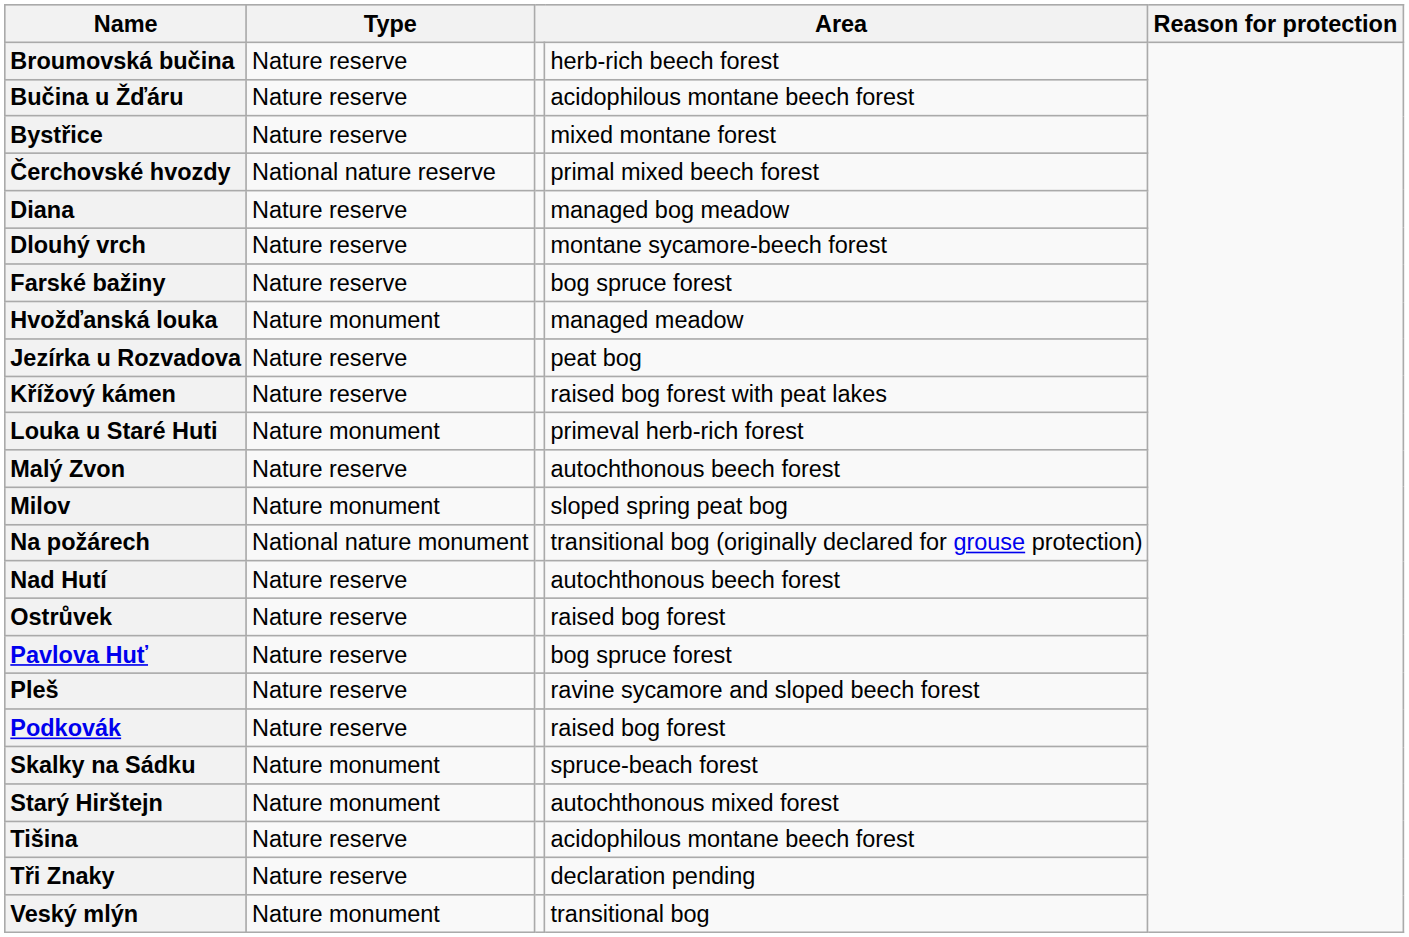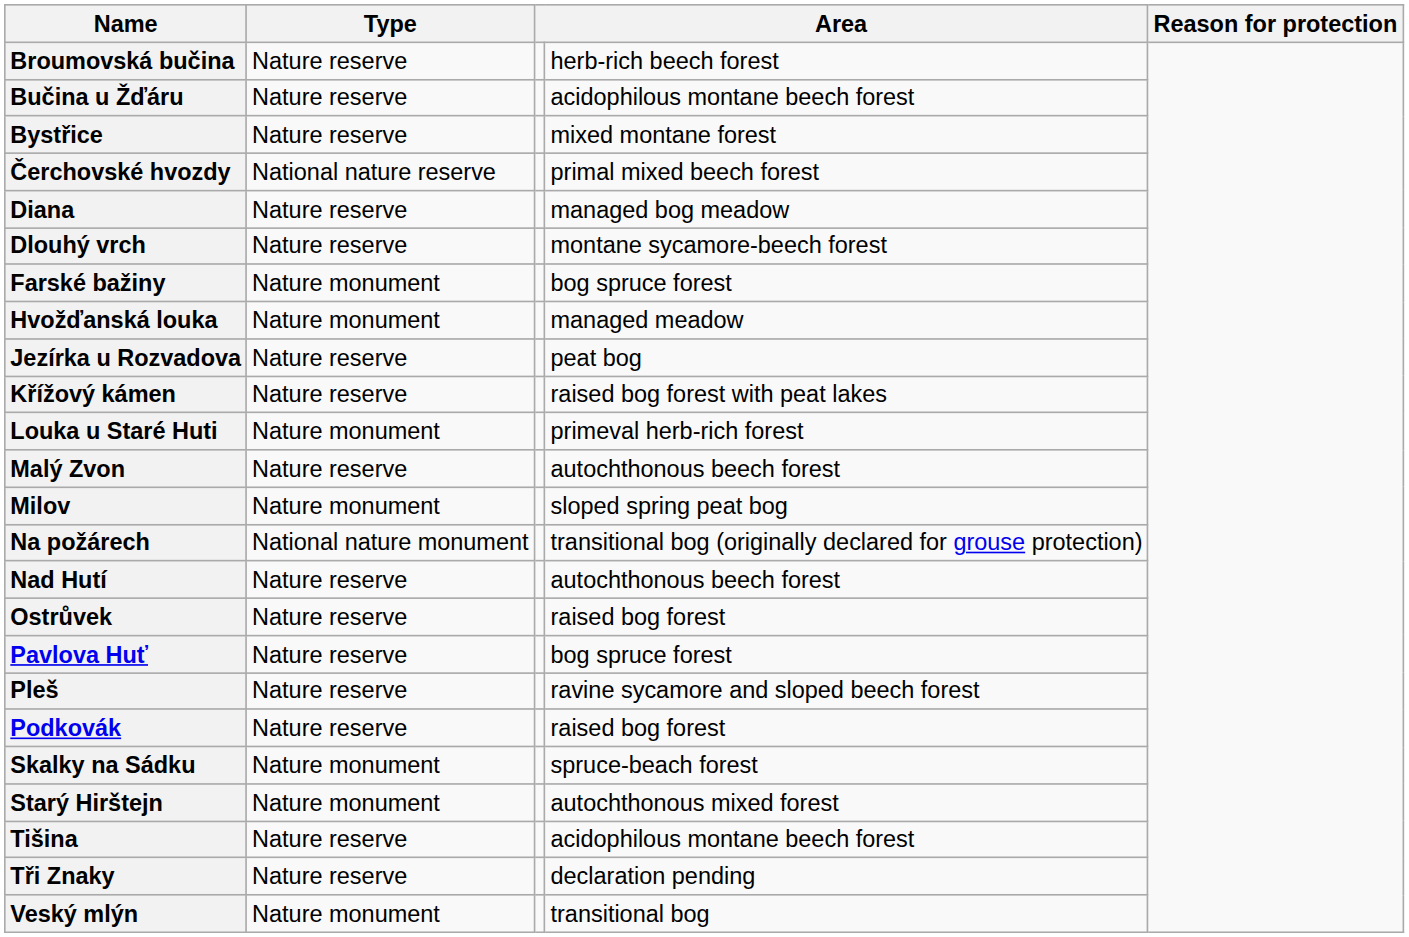(330, 283) Nature reserve -> (346, 283) Nature monument
